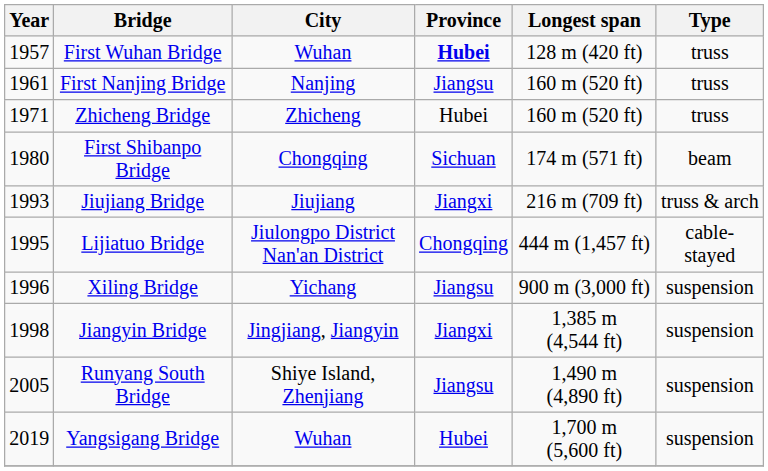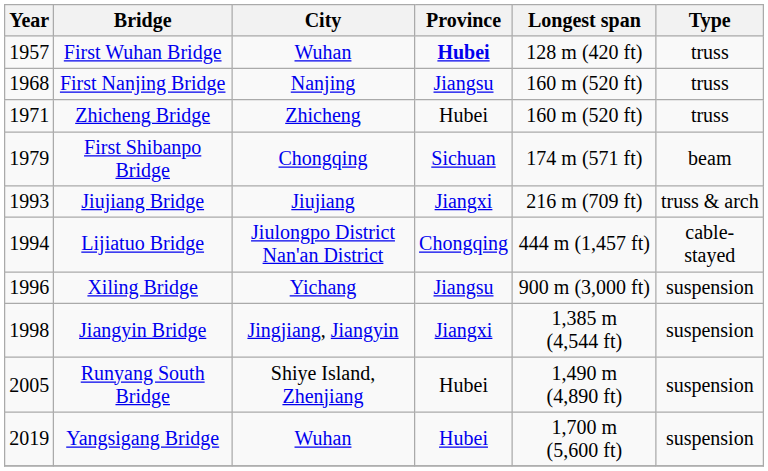(29, 83) 1961 -> (29, 83) 1968
(29, 158) 1980 -> (29, 158) 1979
(29, 244) 1995 -> (29, 244) 1994
(464, 384) Jiangsu -> (464, 384) Hubei
